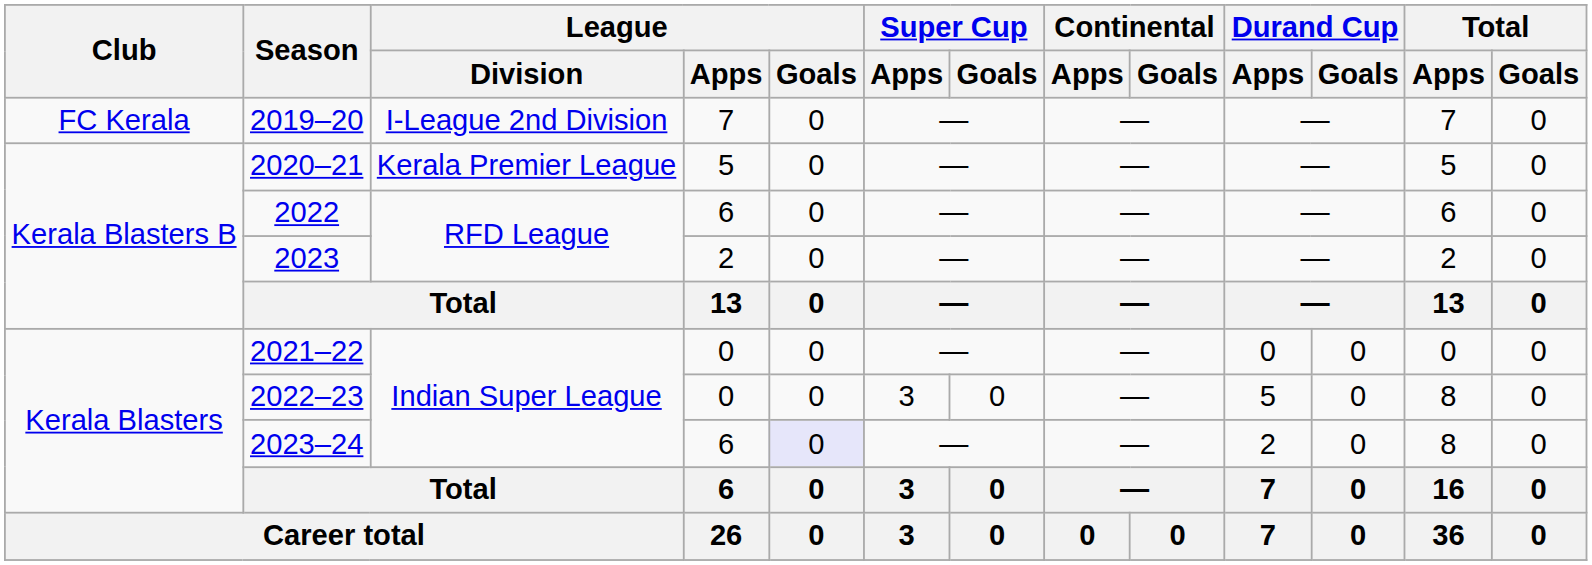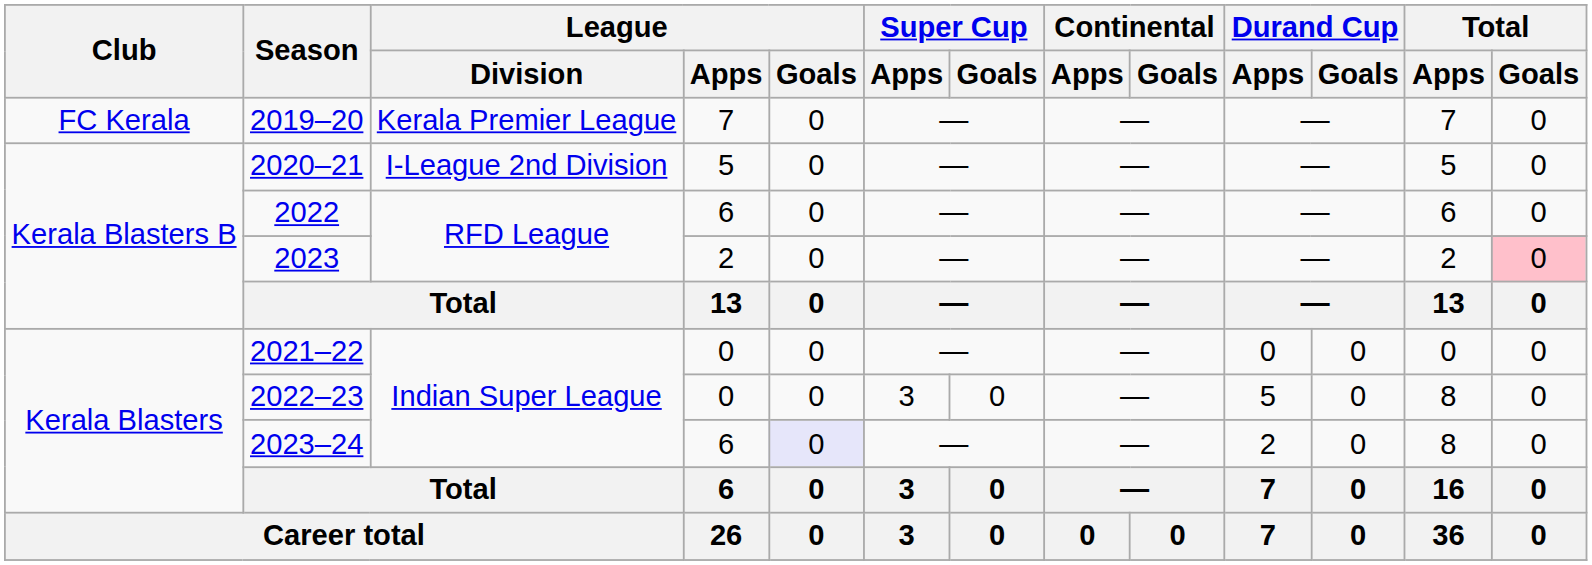(527, 119) I-League 2nd Division -> (527, 119) Kerala Premier League
(527, 166) Kerala Premier League -> (527, 166) I-League 2nd Division
(1539, 258) no background -> (1539, 258) pink background
